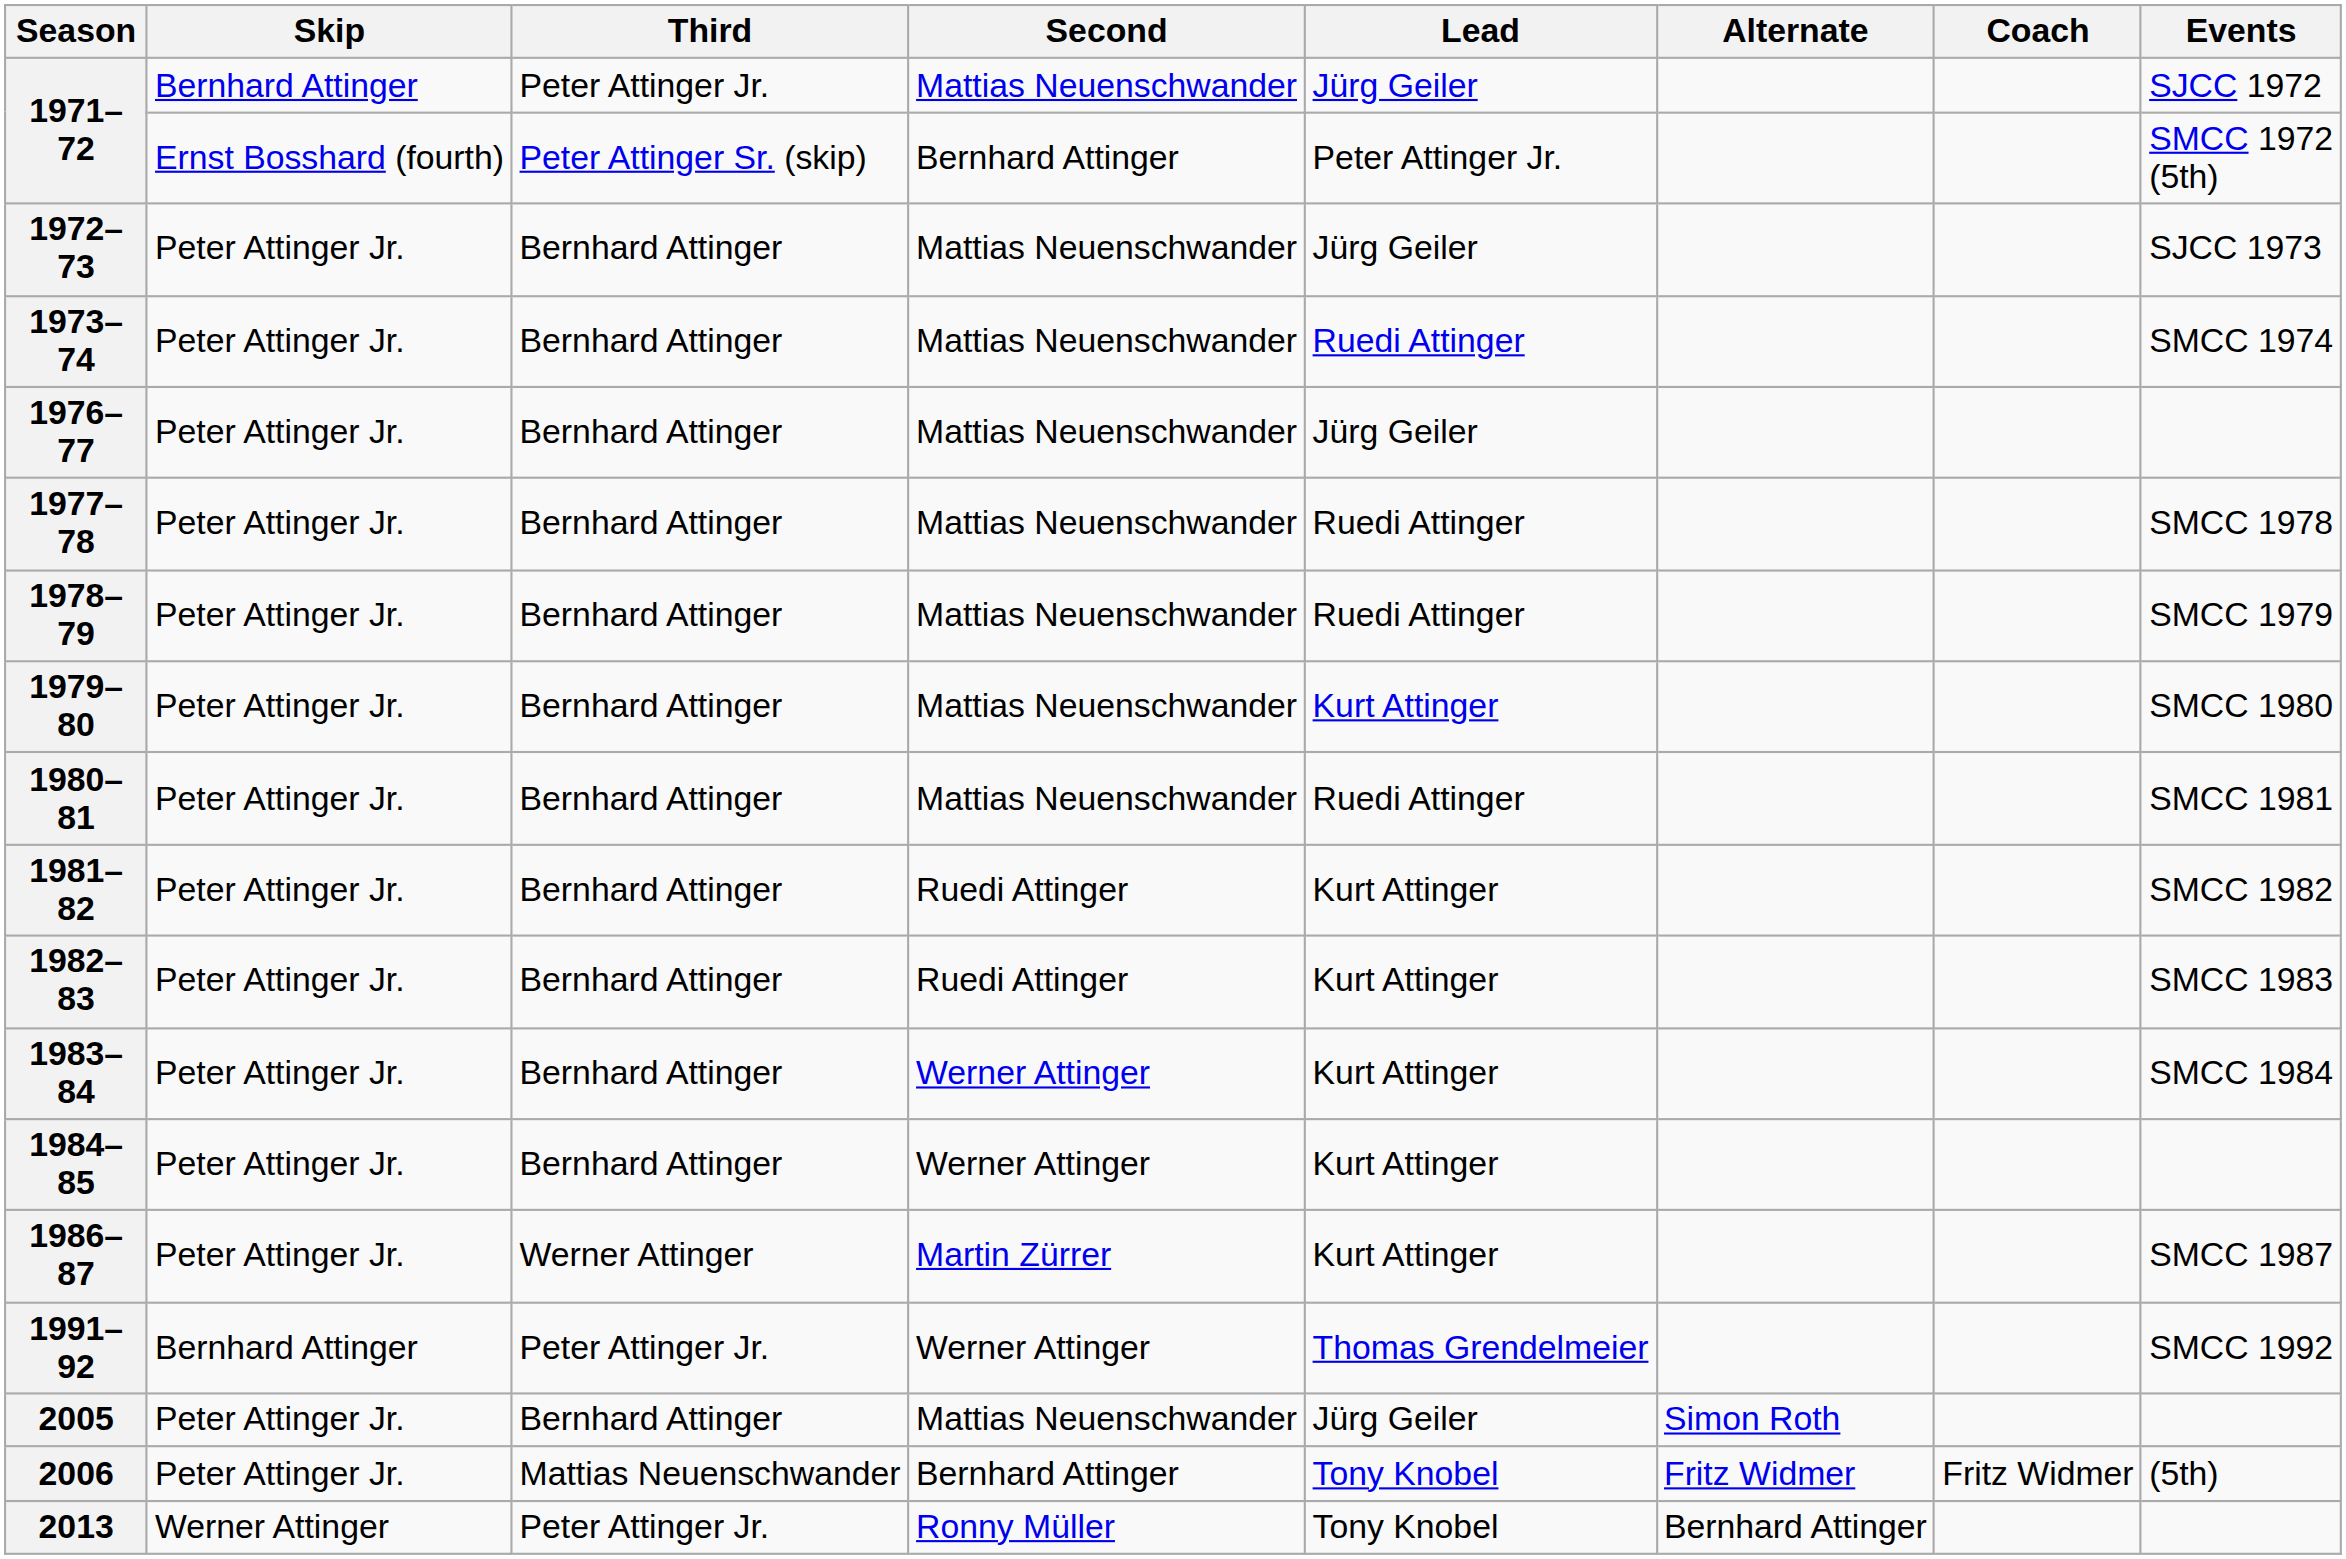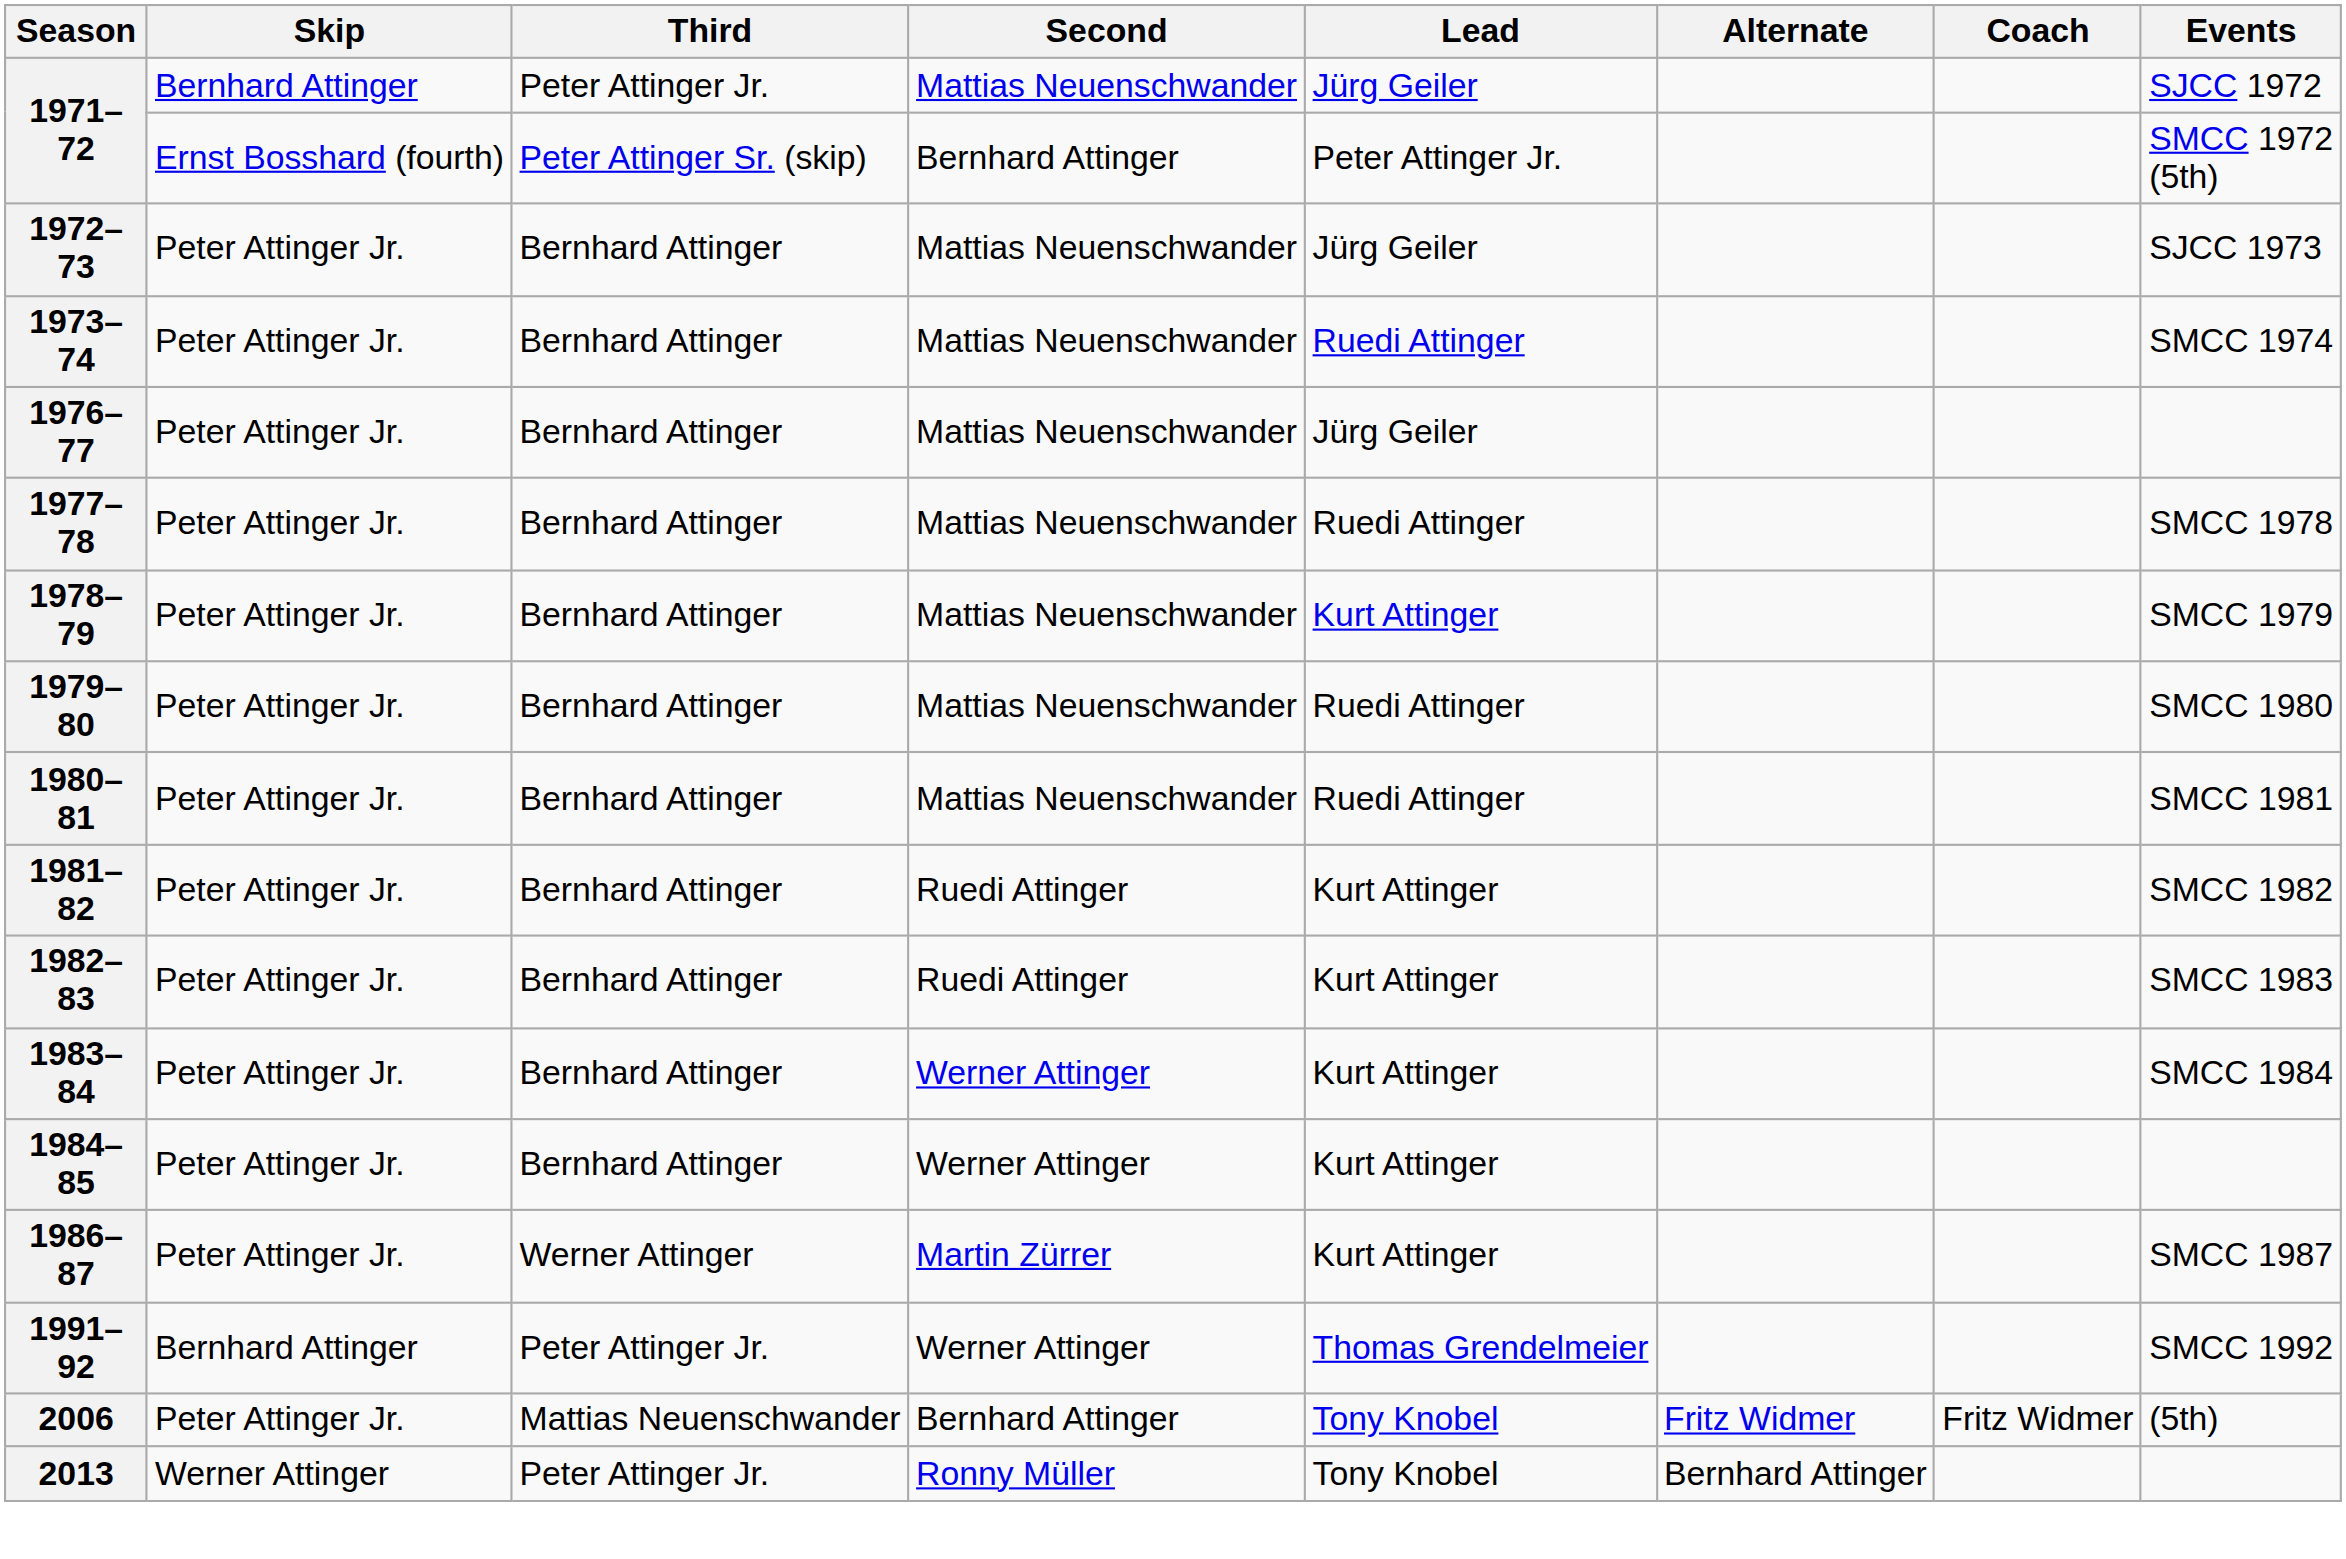(1419, 614) Ruedi Attinger -> (1405, 614) Kurt Attinger
(1405, 706) Kurt Attinger -> (1419, 706) Ruedi Attinger
- row: (76, 1419)
